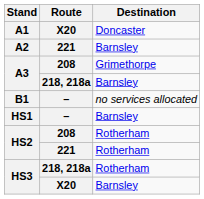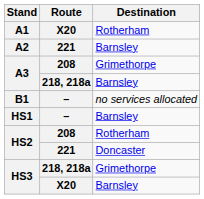(120, 30) Doncaster -> (122, 30) Rotherham
(122, 151) Rotherham -> (120, 151) Doncaster
(122, 168) Rotherham -> (126, 168) Grimethorpe
